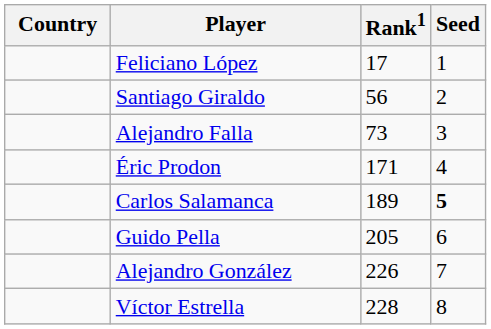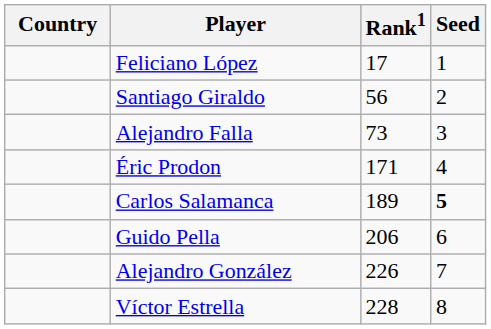(382, 236) 205 -> (382, 236) 206
